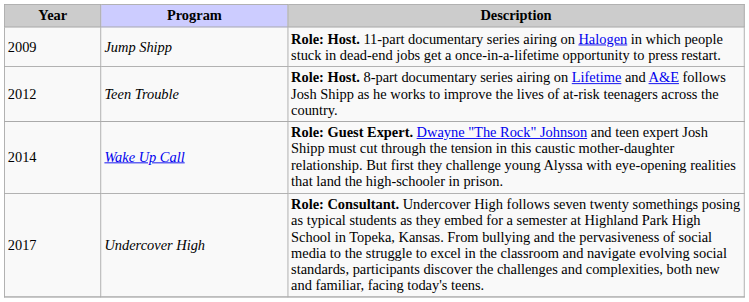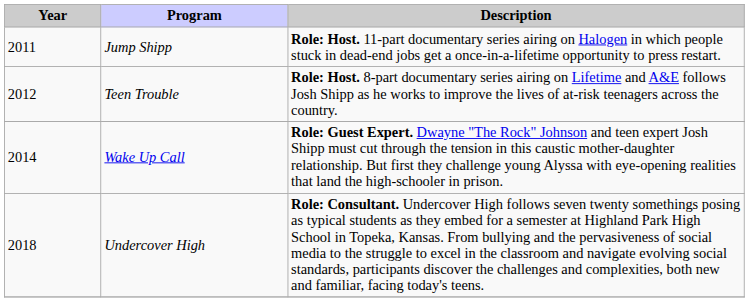(22, 46) 2009 -> (22, 46) 2011
(22, 244) 2017 -> (22, 244) 2018
